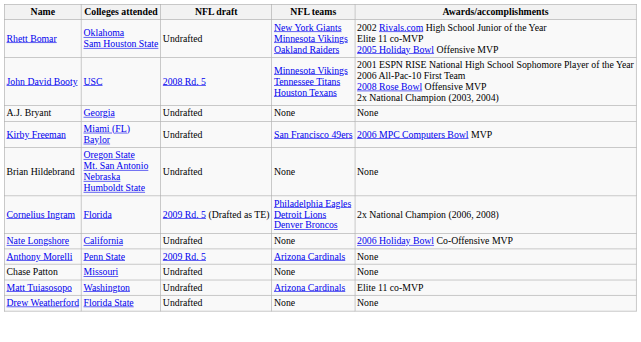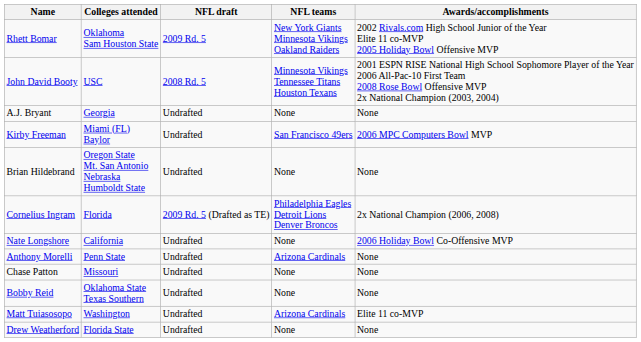(183, 38) Undrafted -> (184, 38) 2009 Rd. 5
(184, 256) 2009 Rd. 5 -> (183, 256) Undrafted
+ row: (30, 293)
